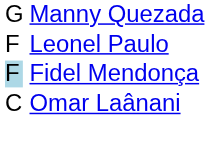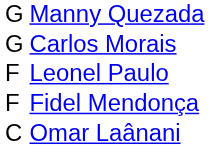+ row: (103, 43)
(12, 73) lightblue background -> (12, 103) no background
